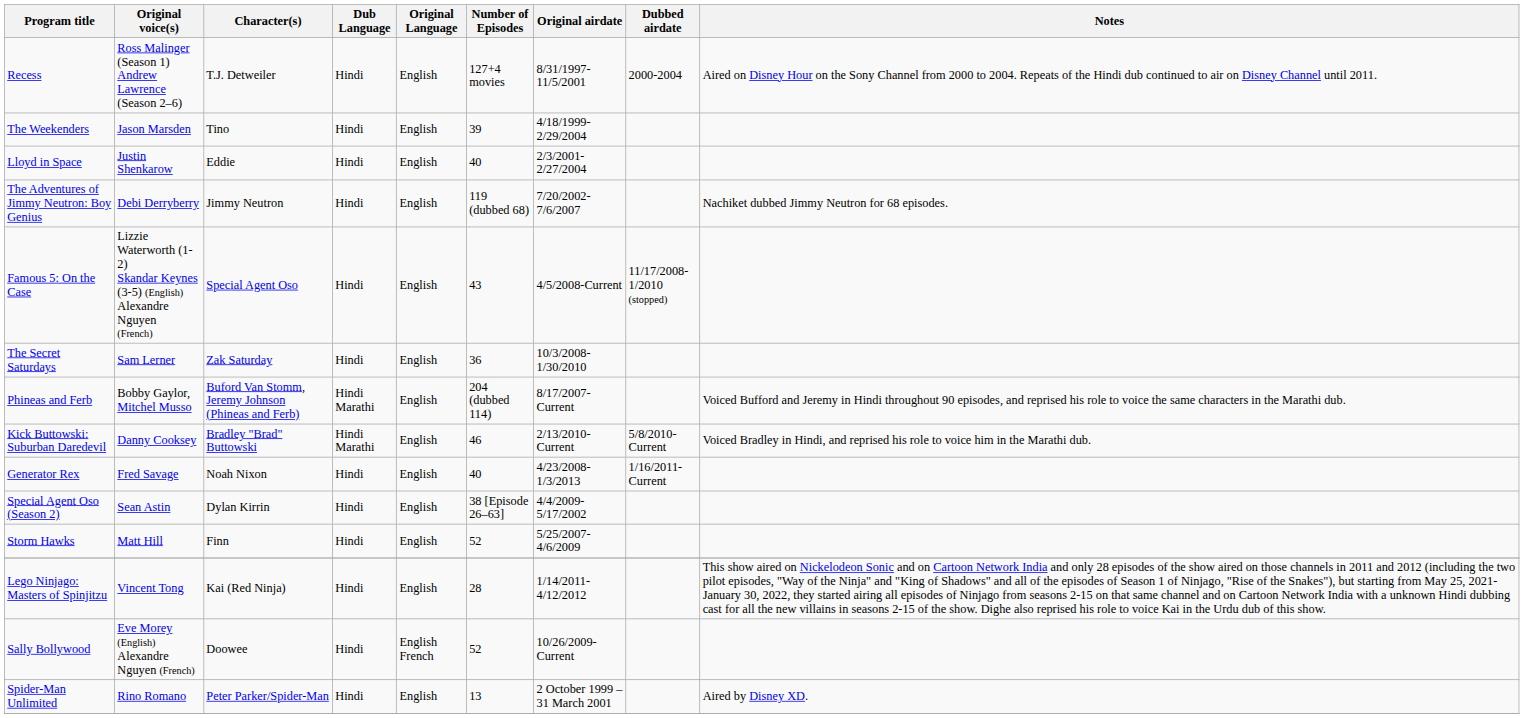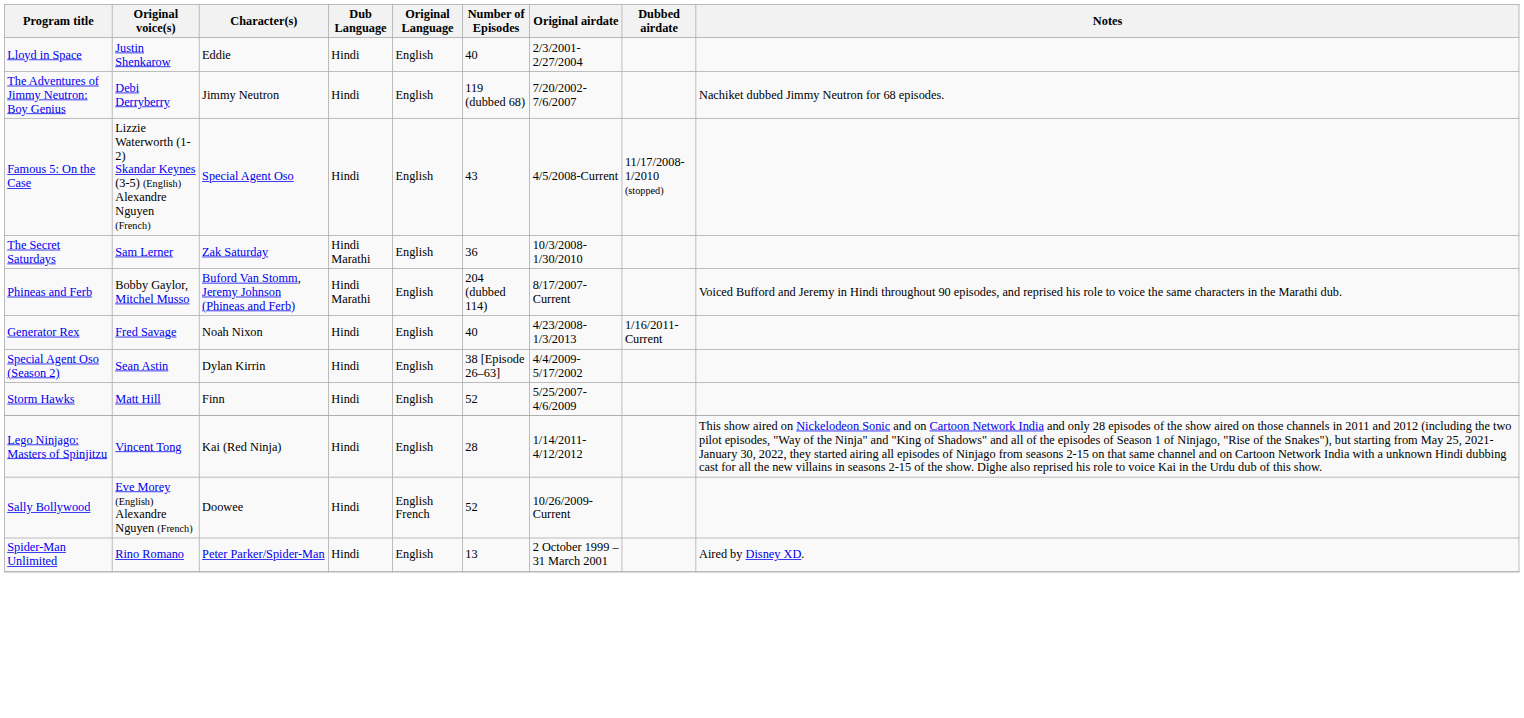- row: (24, 75)
- row: (48, 129)
(349, 360) Hindi -> (351, 251) Hindi Marathi
- row: (57, 440)
